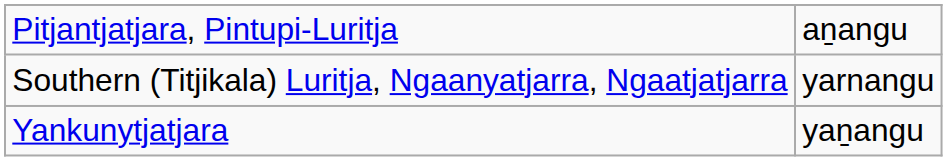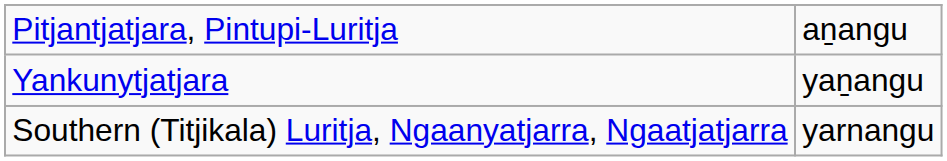rows swapped: (400, 79) <-> (120, 130)
